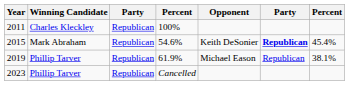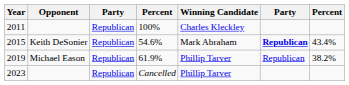columns swapped: (69, 12) <-> (229, 12)
(324, 42) 45.4% -> (324, 42) 43.4%
(324, 58) 38.1% -> (324, 58) 38.2%
